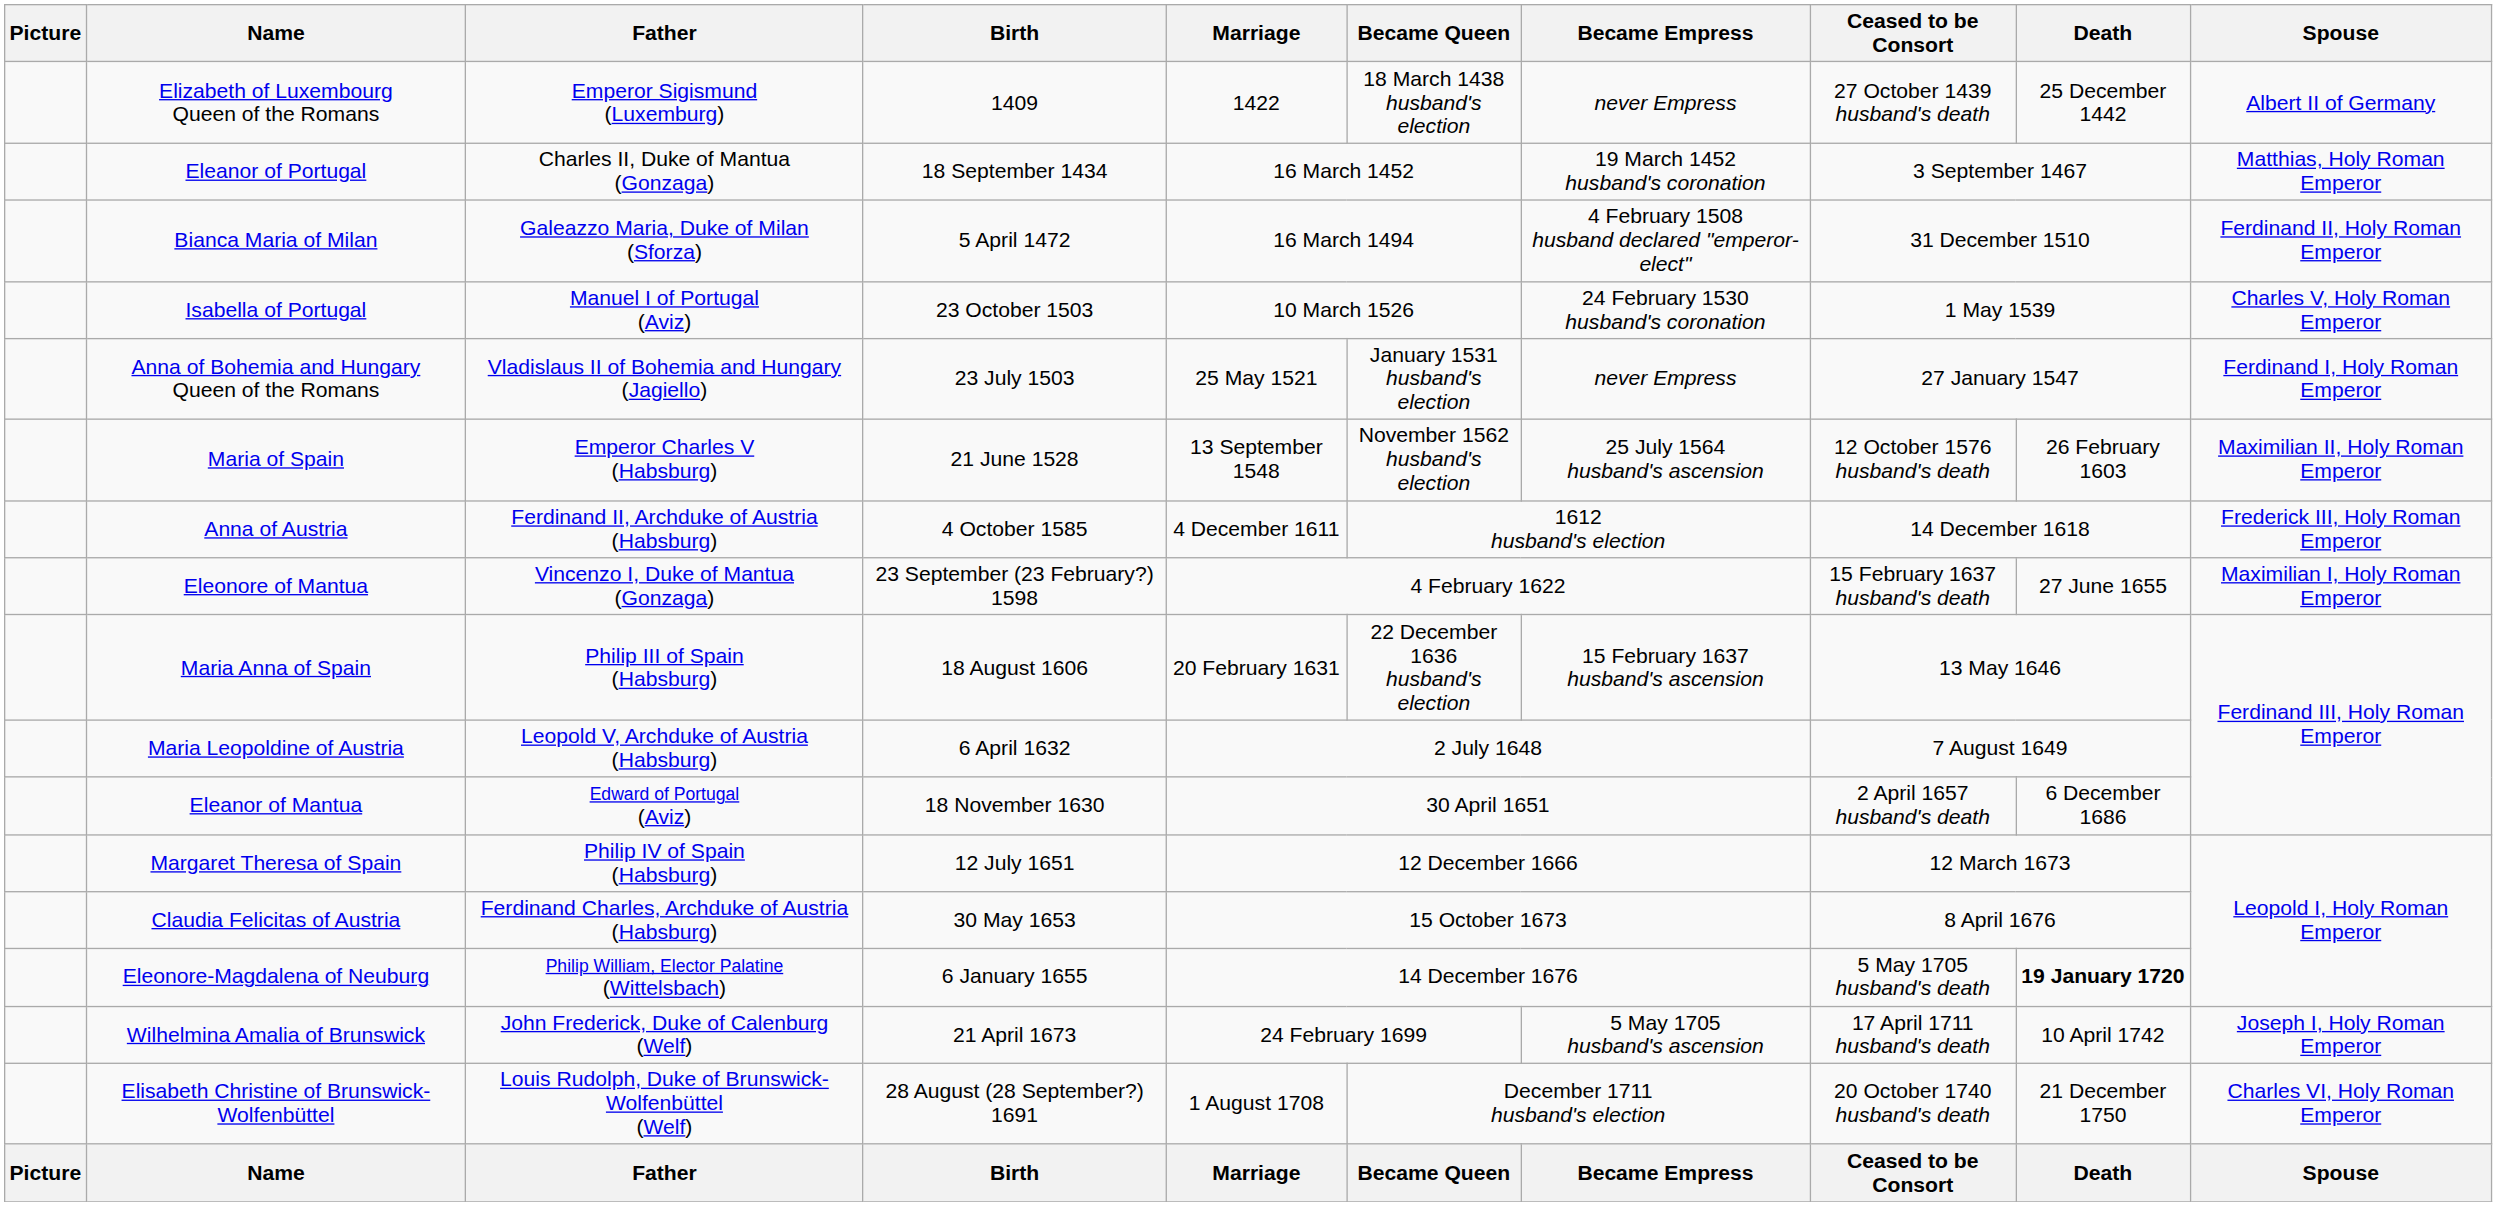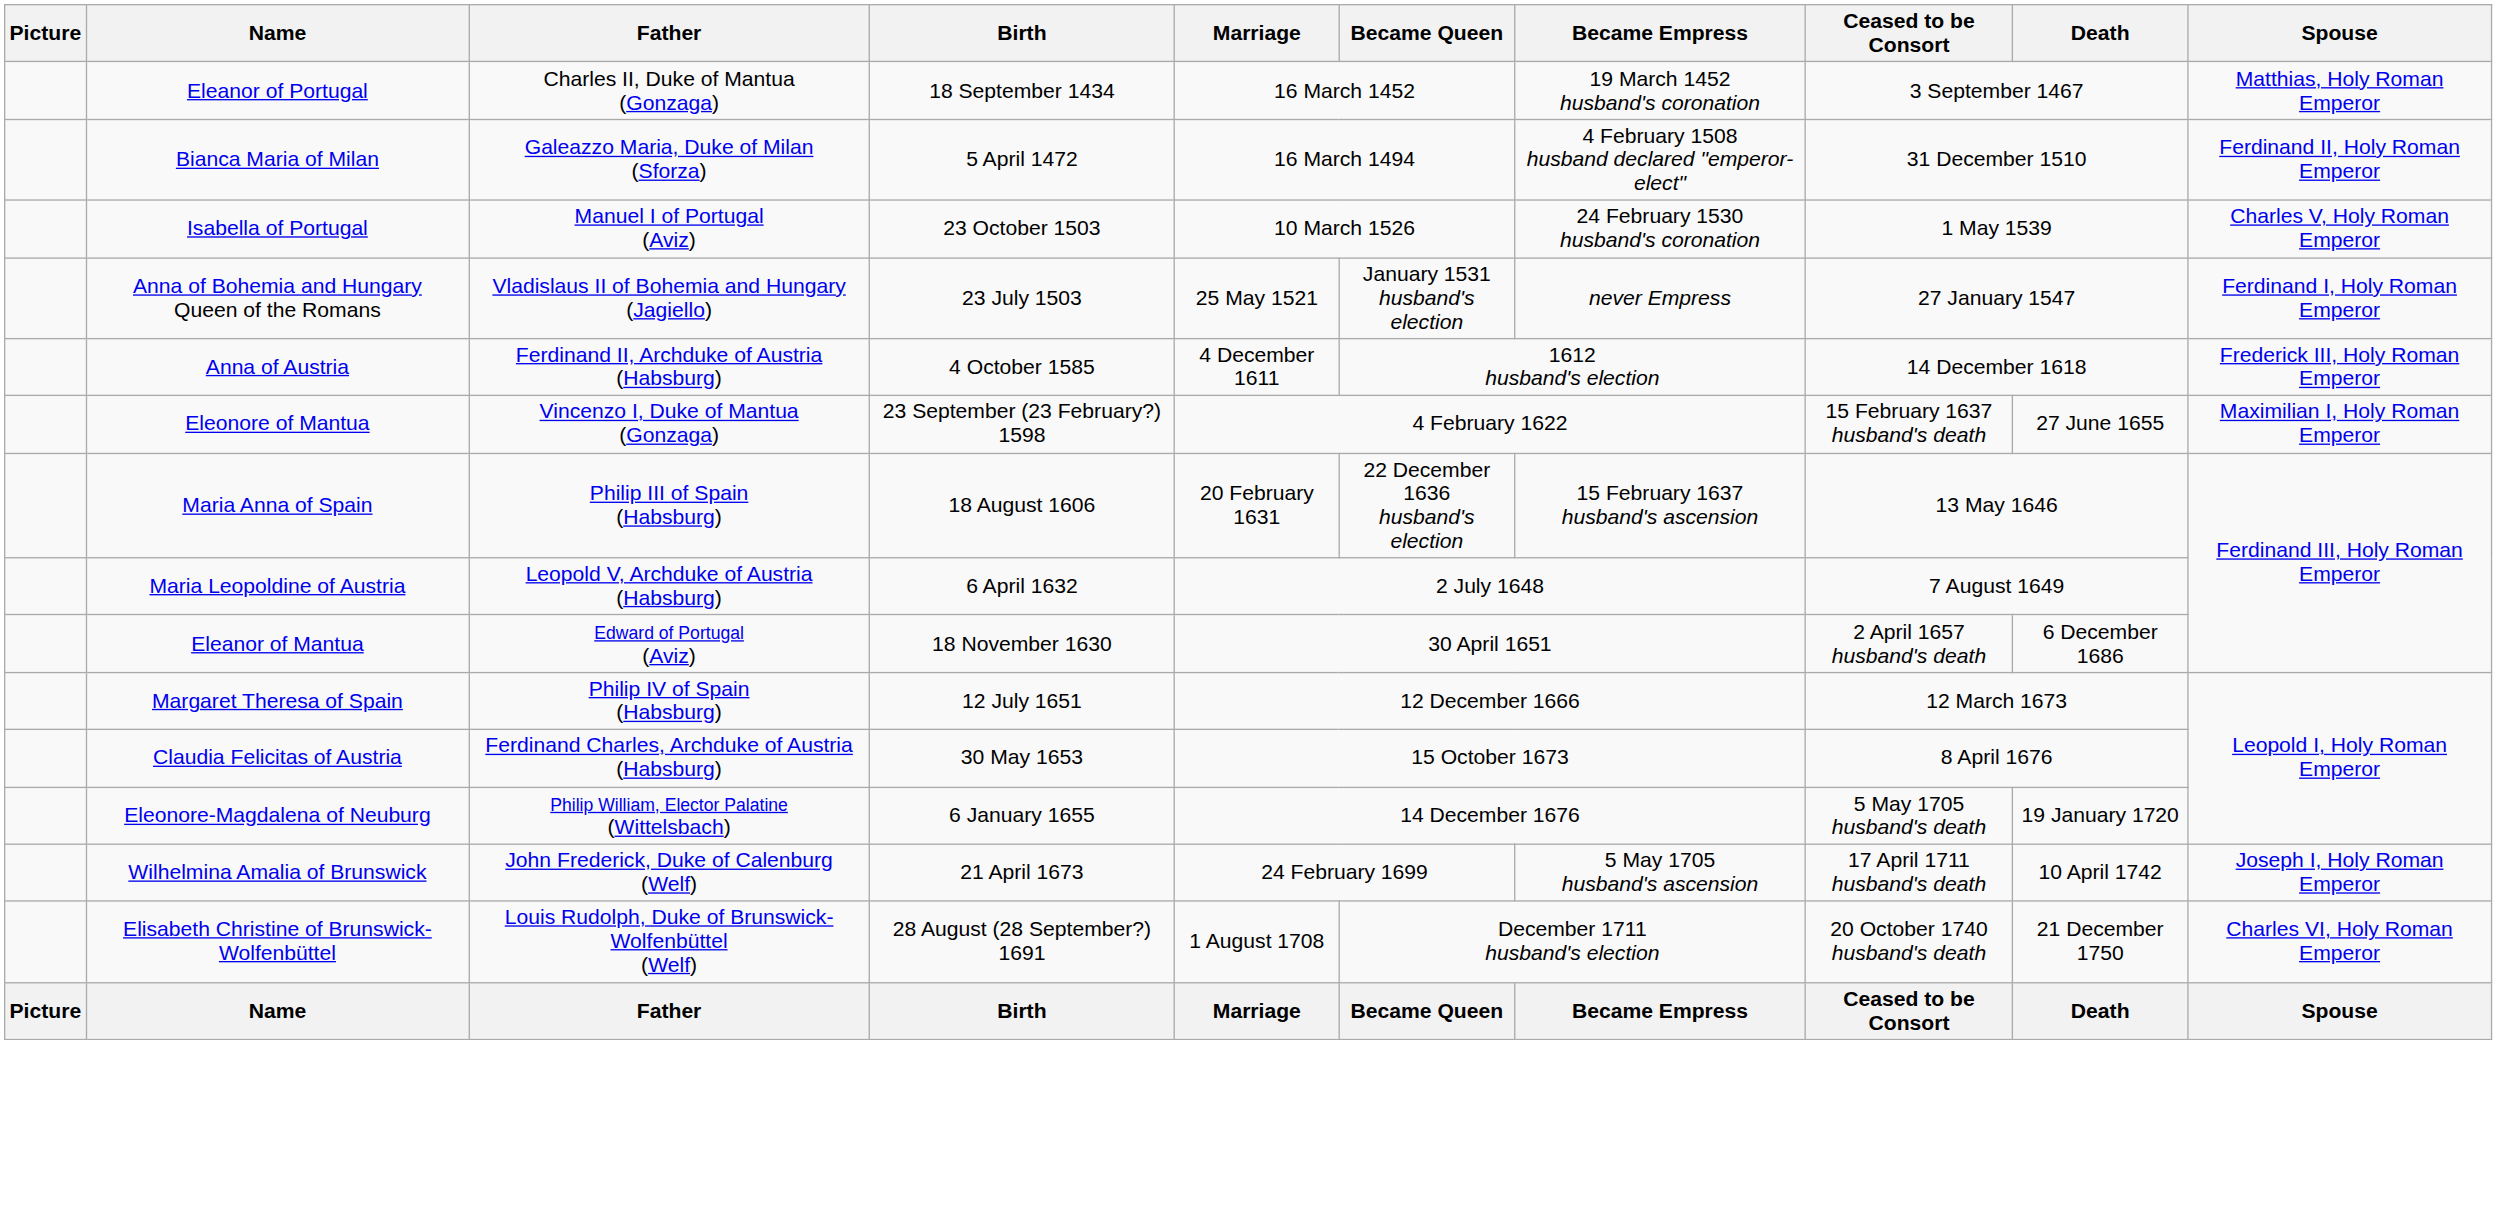- row: (276, 102)
- row: (276, 459)
(2103, 977) bold -> (2100, 815) normal
